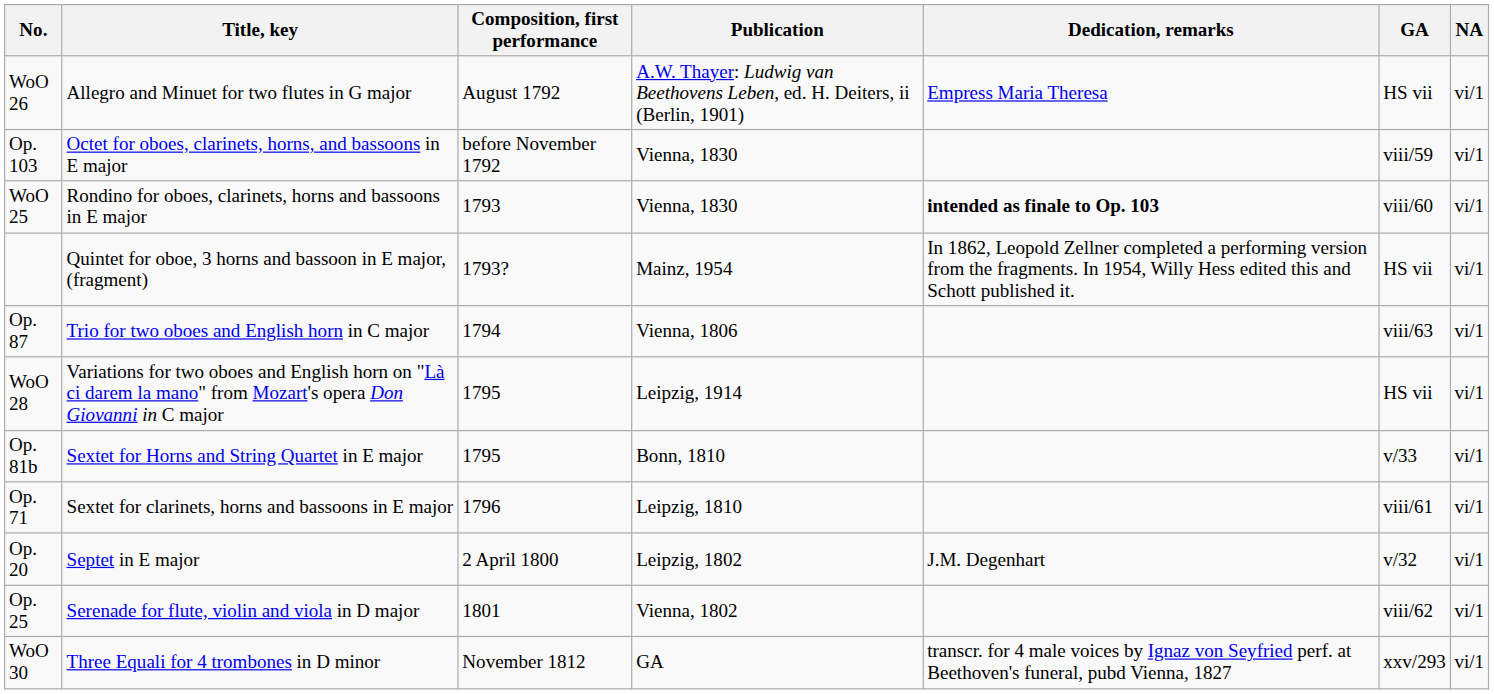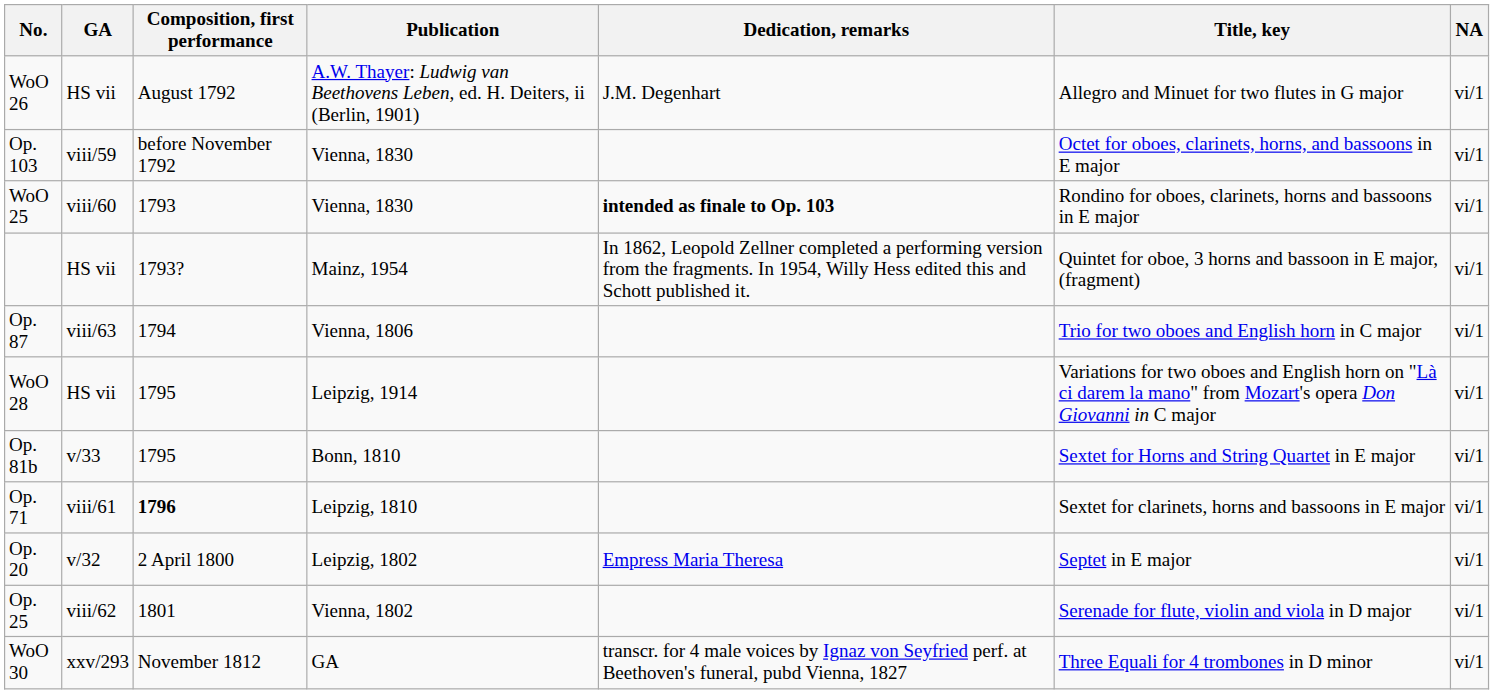columns swapped: (260, 30) <-> (1414, 30)
(1017, 92) Empress Maria Theresa -> (662, 92) J.M. Degenhart
(481, 507) normal -> (157, 507) bold
(986, 559) J.M. Degenhart -> (693, 559) Empress Maria Theresa
